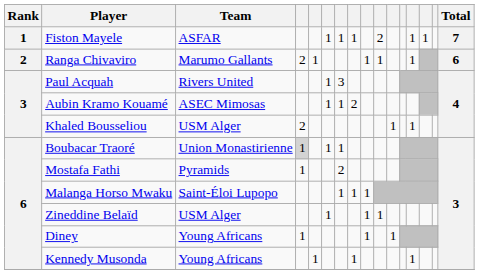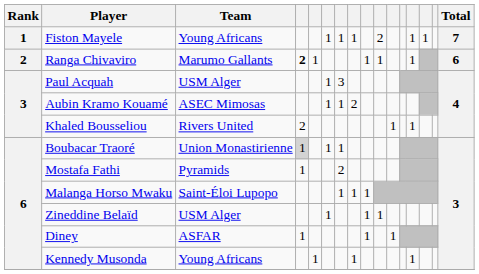(200, 38) ASFAR -> (220, 38) Young Africans
(302, 60) normal -> (302, 60) bold
(216, 82) Rivers United -> (210, 82) USM Alger
(210, 126) USM Alger -> (216, 126) Rivers United
(220, 236) Young Africans -> (200, 236) ASFAR
